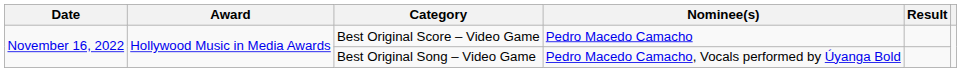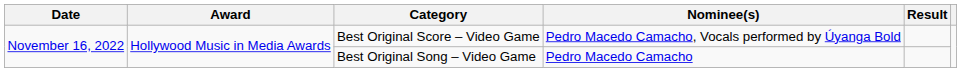(619, 36) Pedro Macedo Camacho -> (723, 36) Pedro Macedo Camacho, Vocals performed by Úyanga Bold
(723, 57) Pedro Macedo Camacho, Vocals performed by Úyanga Bold -> (619, 57) Pedro Macedo Camacho
